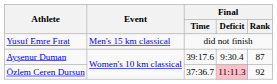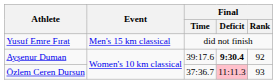(232, 57) normal -> (232, 57) bold
(260, 57) 87 -> (260, 57) 92
(260, 72) 92 -> (260, 72) 93
